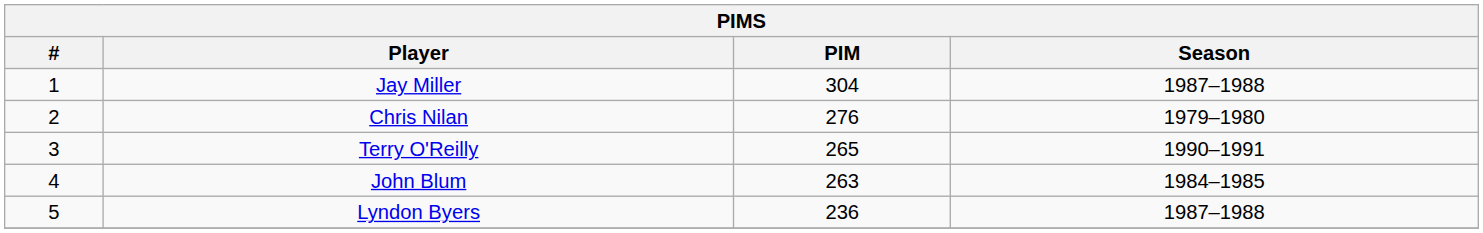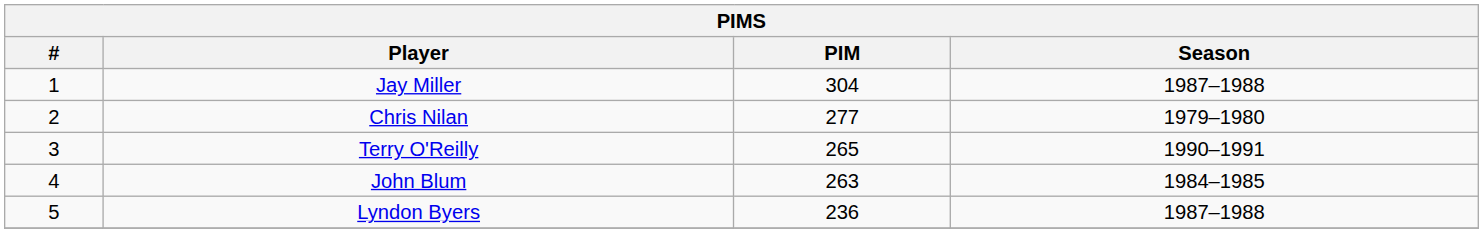(842, 117) 276 -> (842, 117) 277
